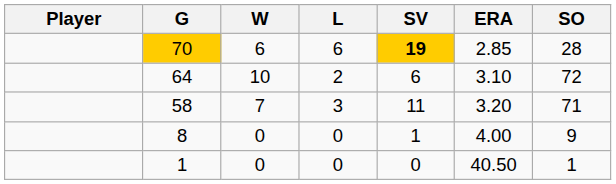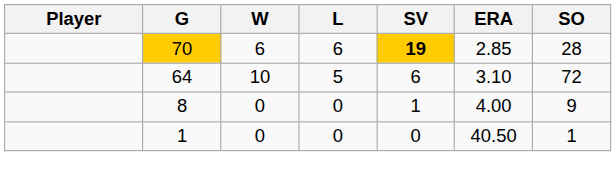(338, 77) 2 -> (338, 77) 5
- row: (182, 106)
